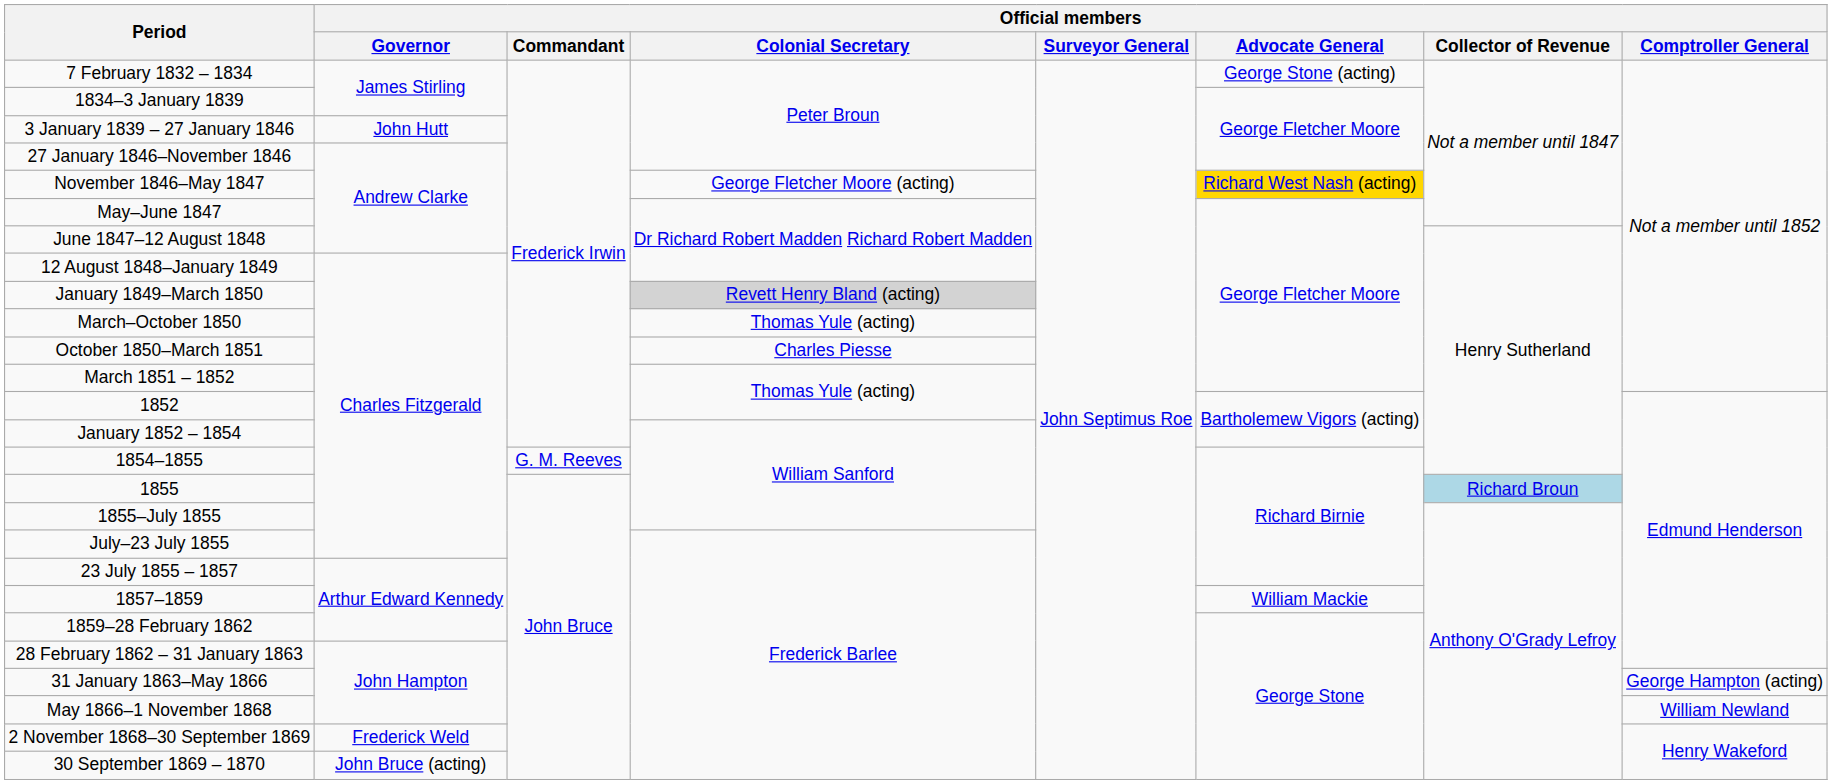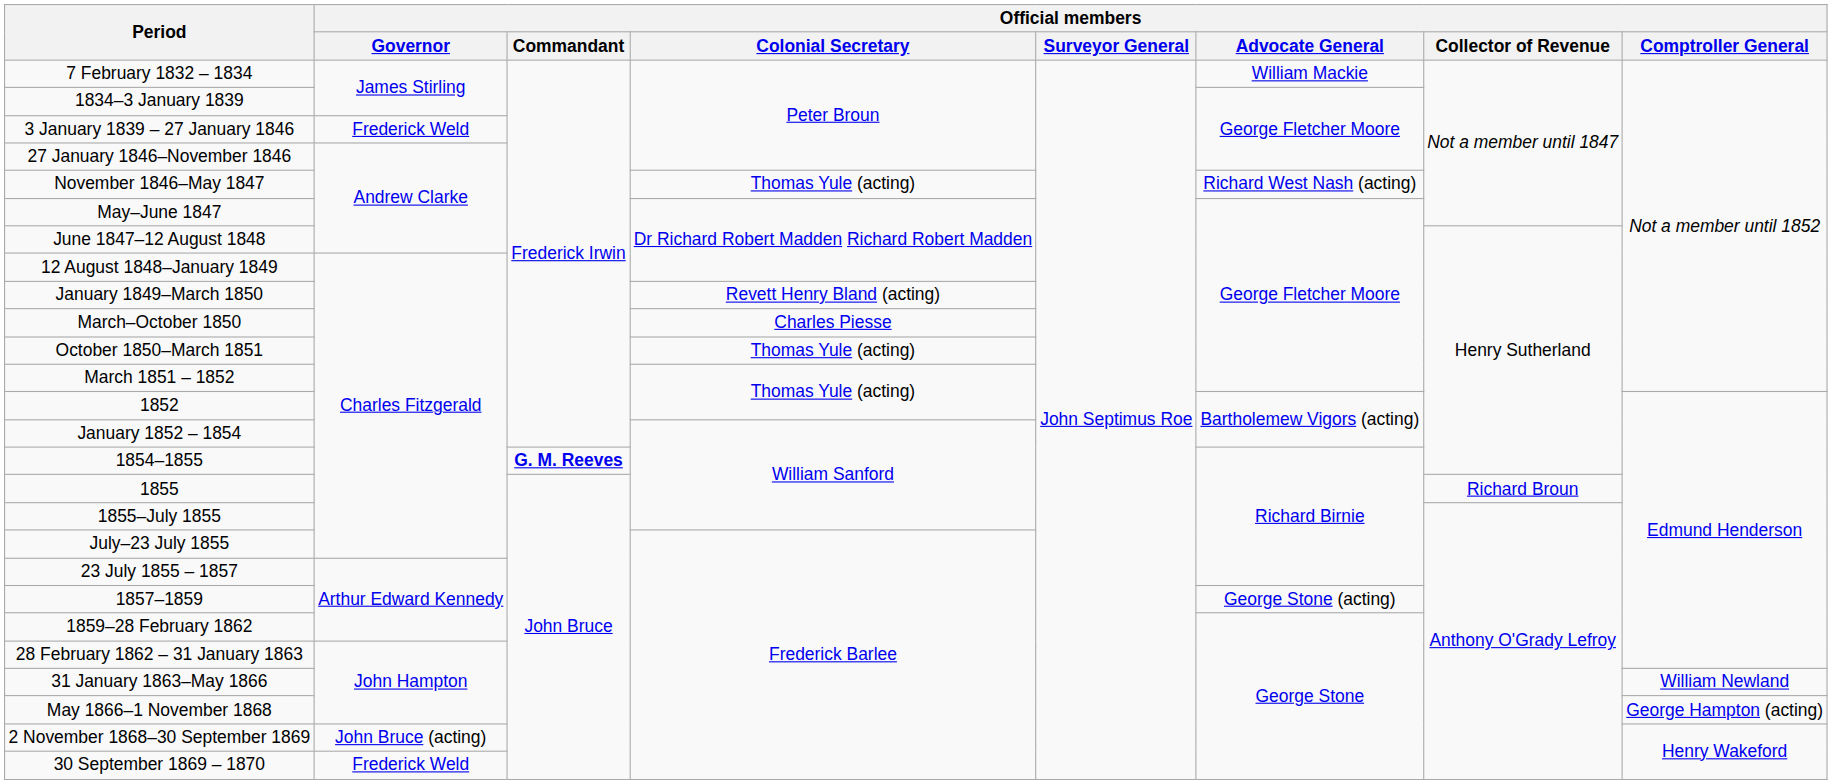(1310, 73) George Stone (acting) -> (1310, 73) William Mackie
(411, 128) John Hutt -> (411, 128) Frederick Weld
(833, 184) George Fletcher Moore (acting) -> (833, 184) Thomas Yule (acting)
(1310, 184) gold background -> (1310, 184) no background
(833, 294) lightgrey background -> (833, 294) no background
(833, 322) Thomas Yule (acting) -> (833, 322) Charles Piesse
(833, 350) Charles Piesse -> (833, 350) Thomas Yule (acting)
(569, 460) normal -> (569, 460) bold
(1523, 488) lightblue background -> (1523, 488) no background
(1310, 599) William Mackie -> (1310, 599) George Stone (acting)
(1725, 682) George Hampton (acting) -> (1725, 682) William Newland
(1725, 709) William Newland -> (1725, 709) George Hampton (acting)
(411, 737) Frederick Weld -> (411, 737) John Bruce (acting)
(411, 765) John Bruce (acting) -> (411, 765) Frederick Weld
